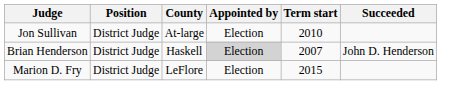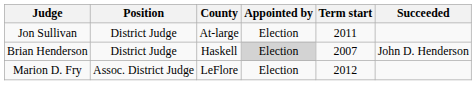(310, 32) 2010 -> (345, 32) 2011
(126, 70) District Judge -> (144, 70) Assoc. District Judge
(310, 70) 2015 -> (345, 70) 2012
